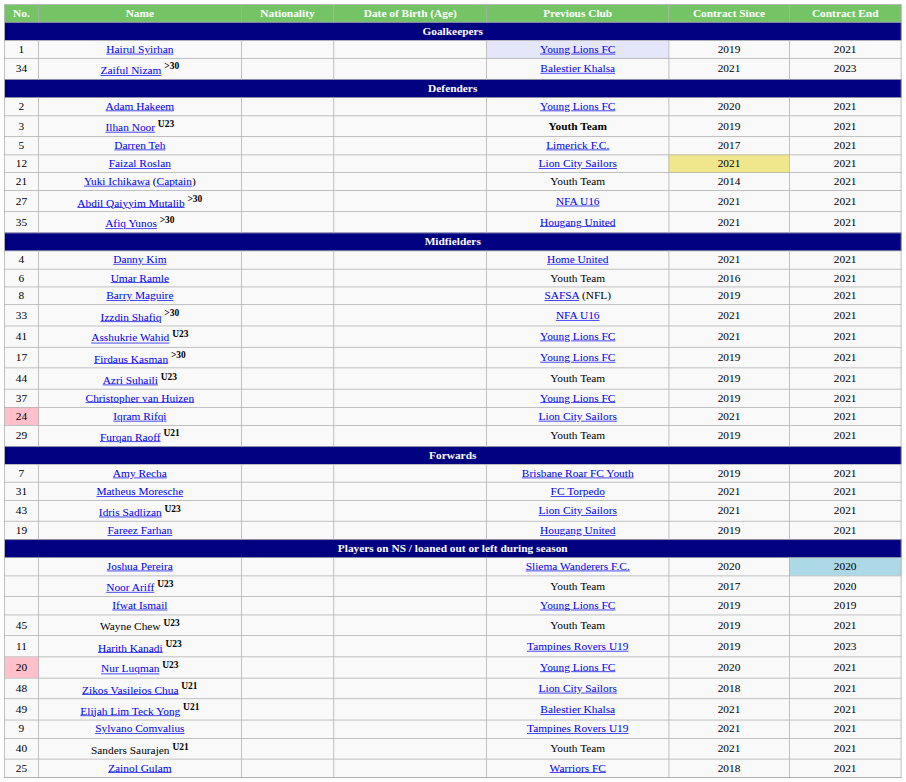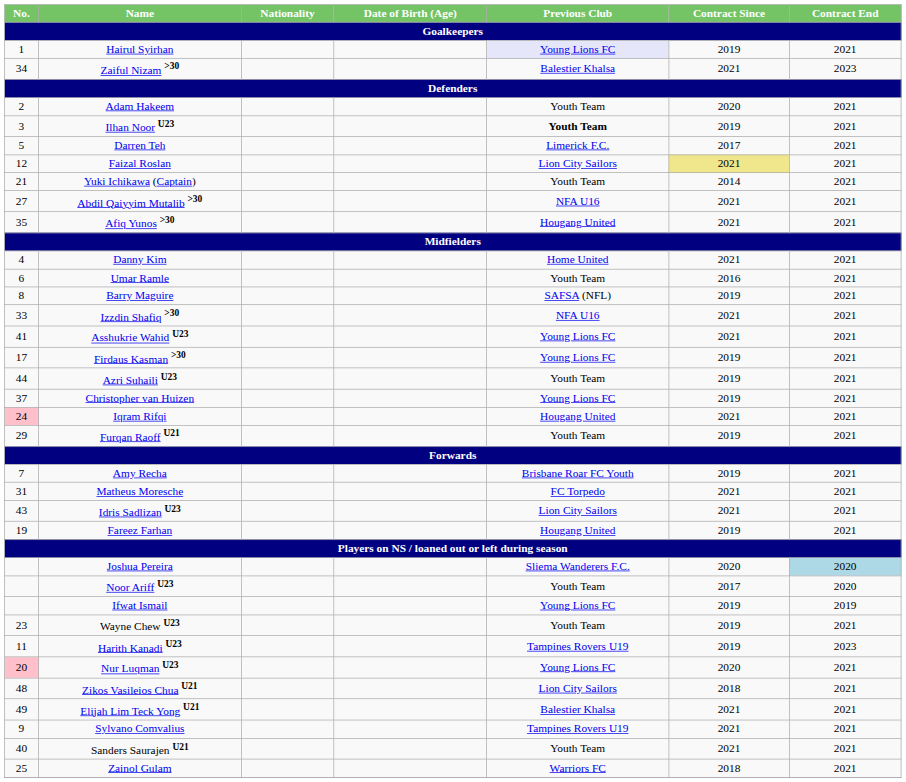(578, 106) Young Lions FC -> (578, 106) Youth Team
(578, 416) Lion City Sailors -> (578, 416) Hougang United
(21, 625) 45 -> (21, 625) 23
